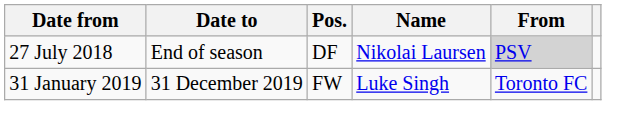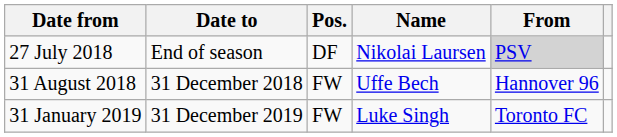+ row: (73, 83)
